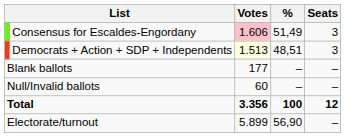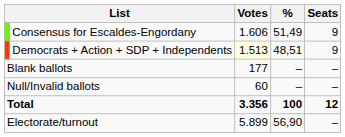(254, 31) pink background -> (254, 31) no background
(335, 31) 3 -> (335, 31) 9
(335, 50) 3 -> (335, 50) 9
